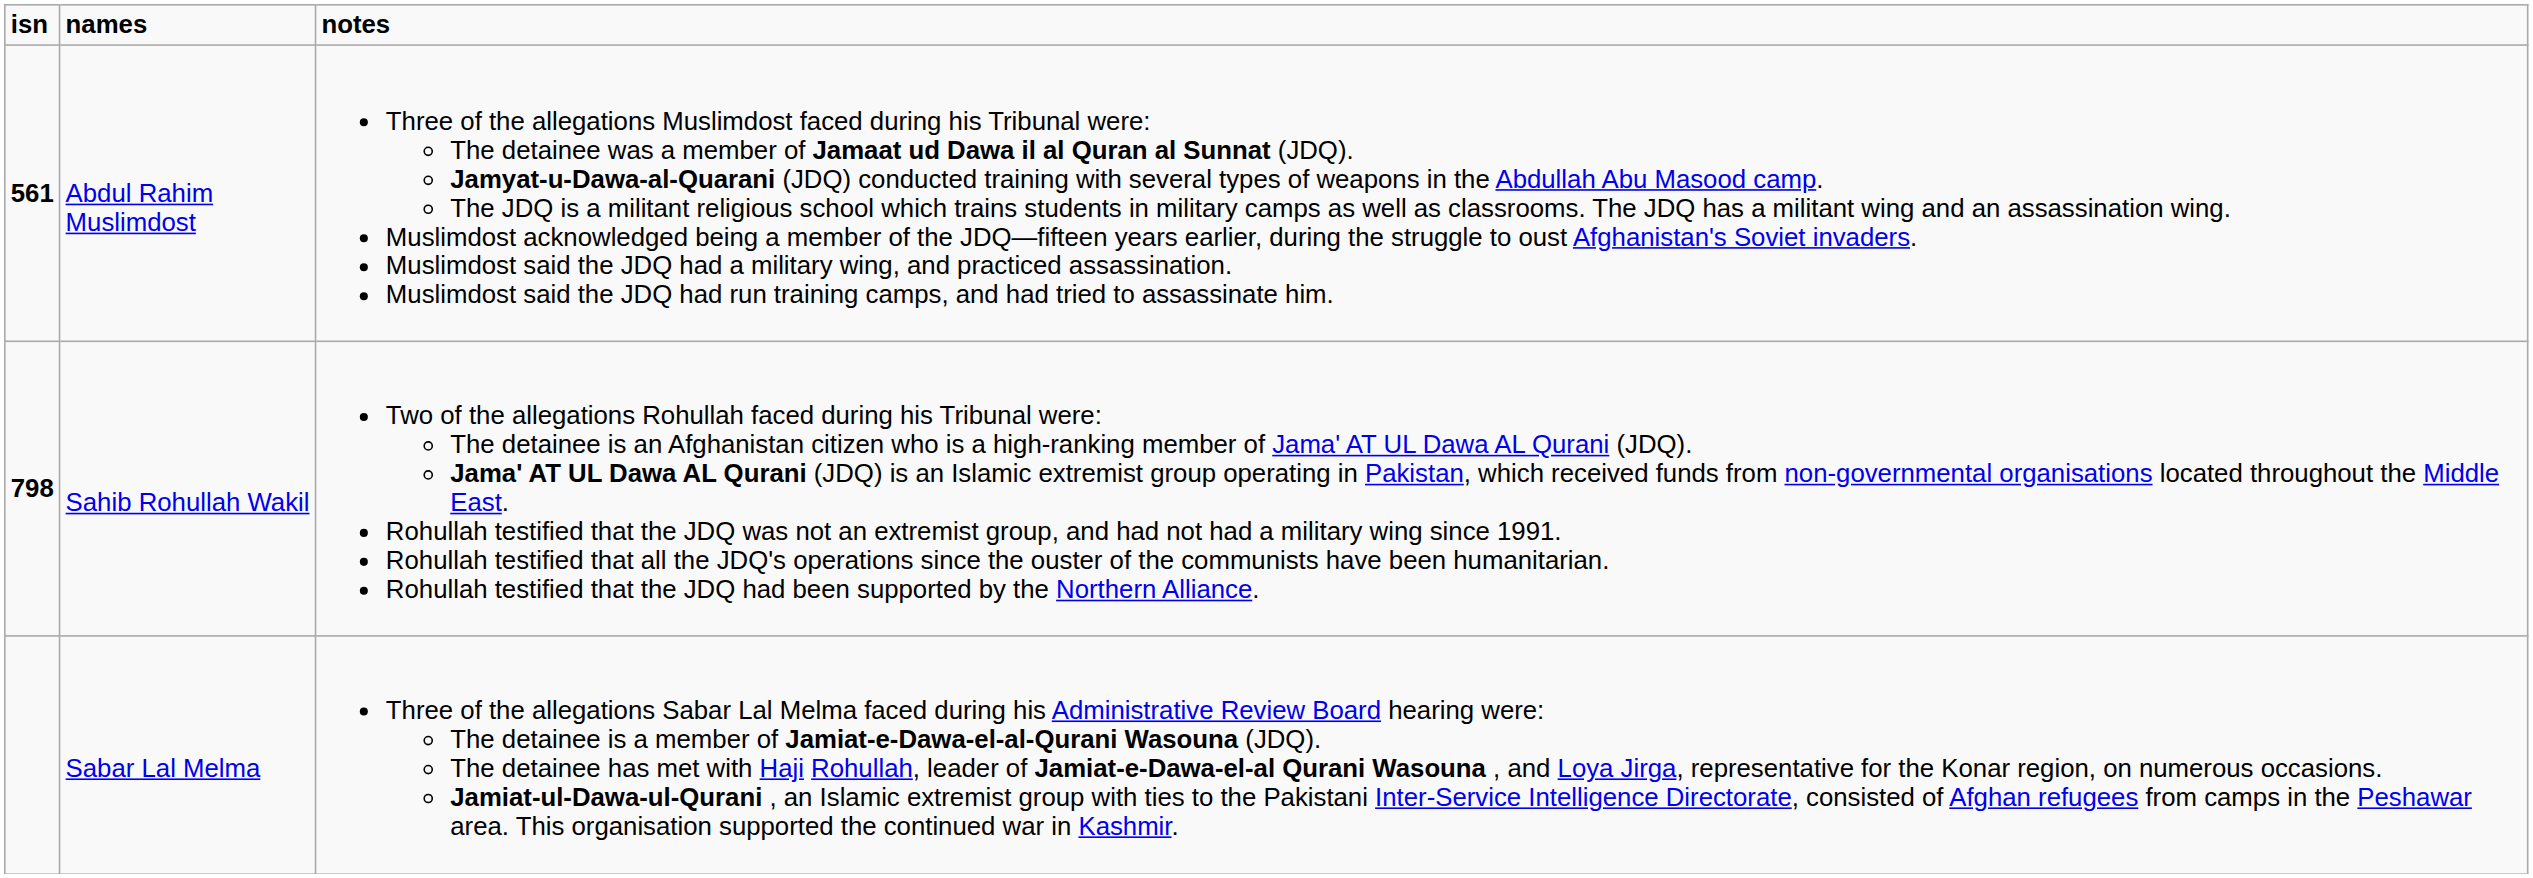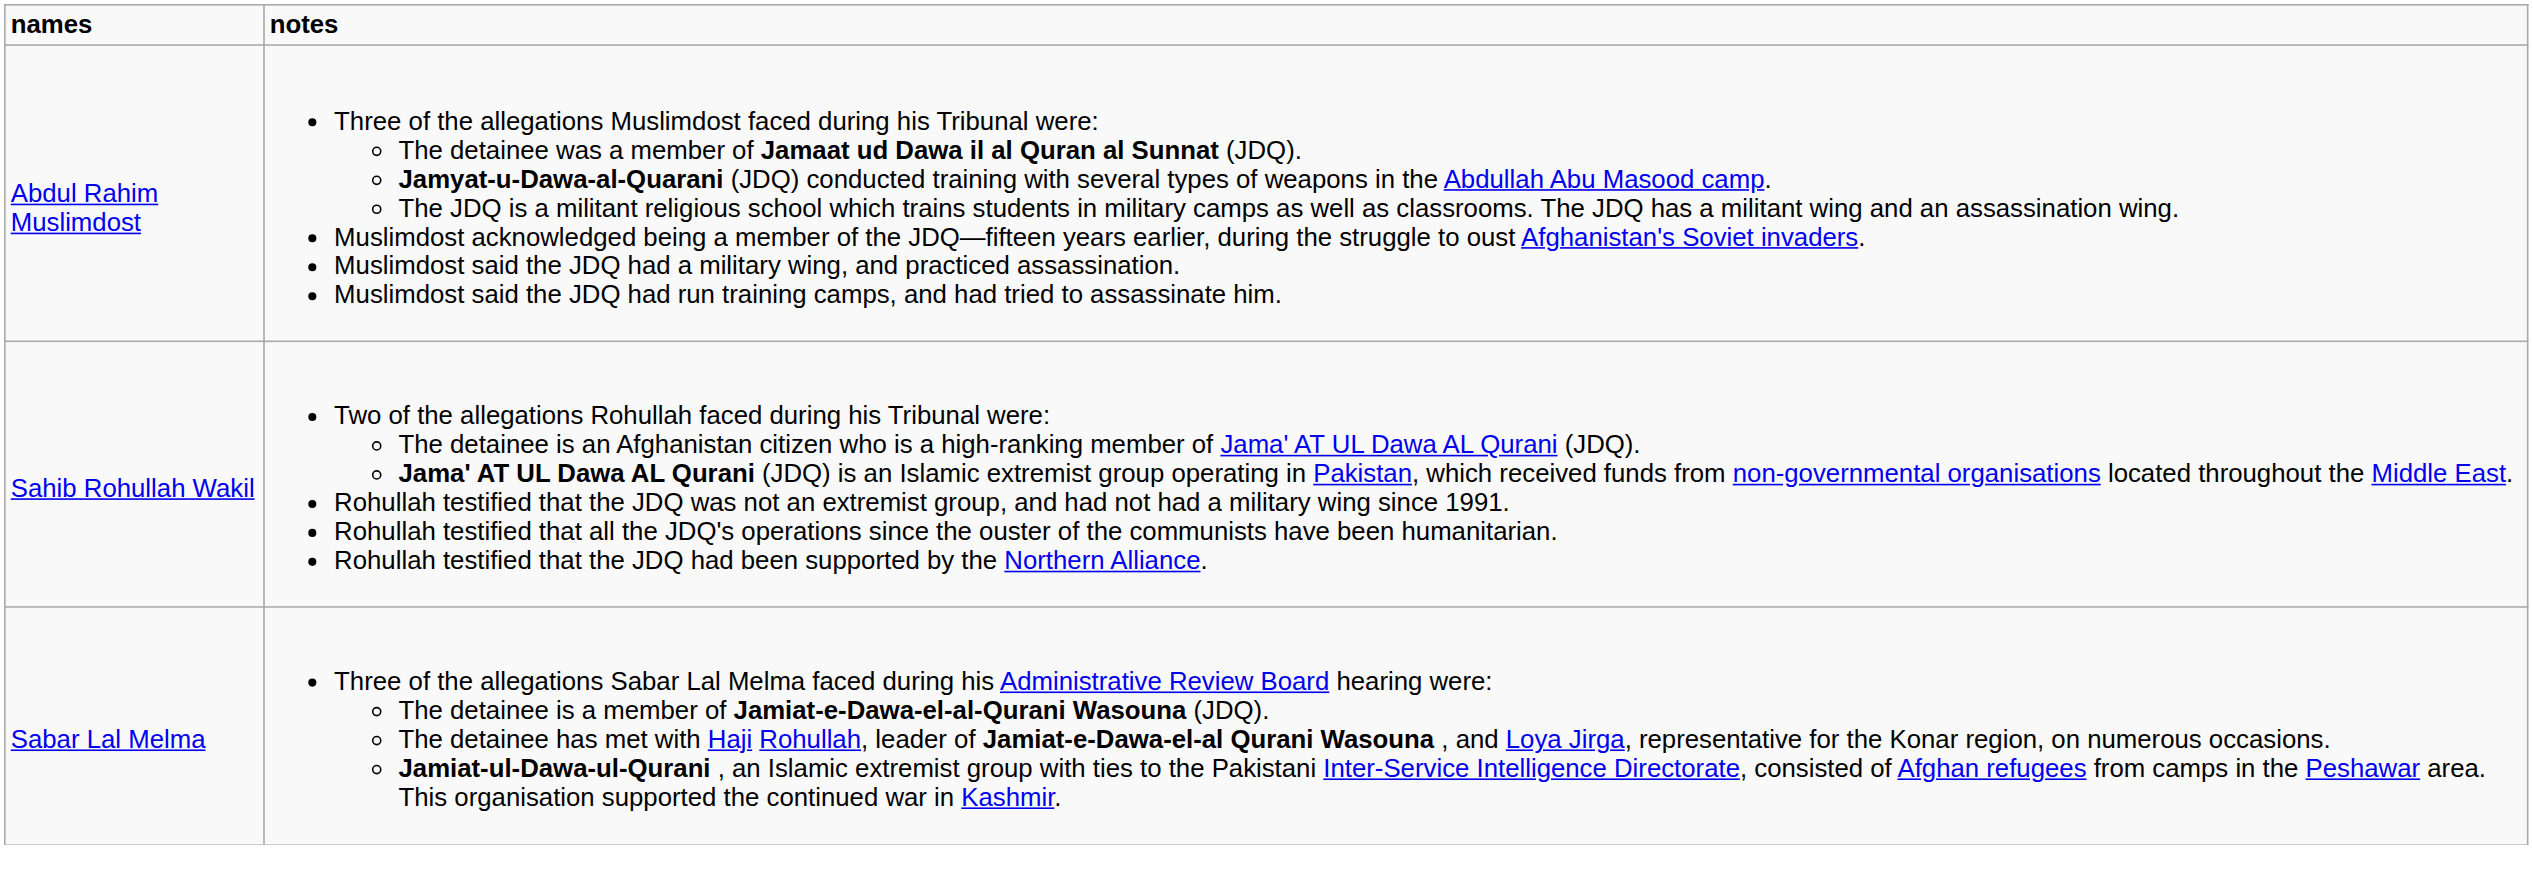- column: (29, 24)
